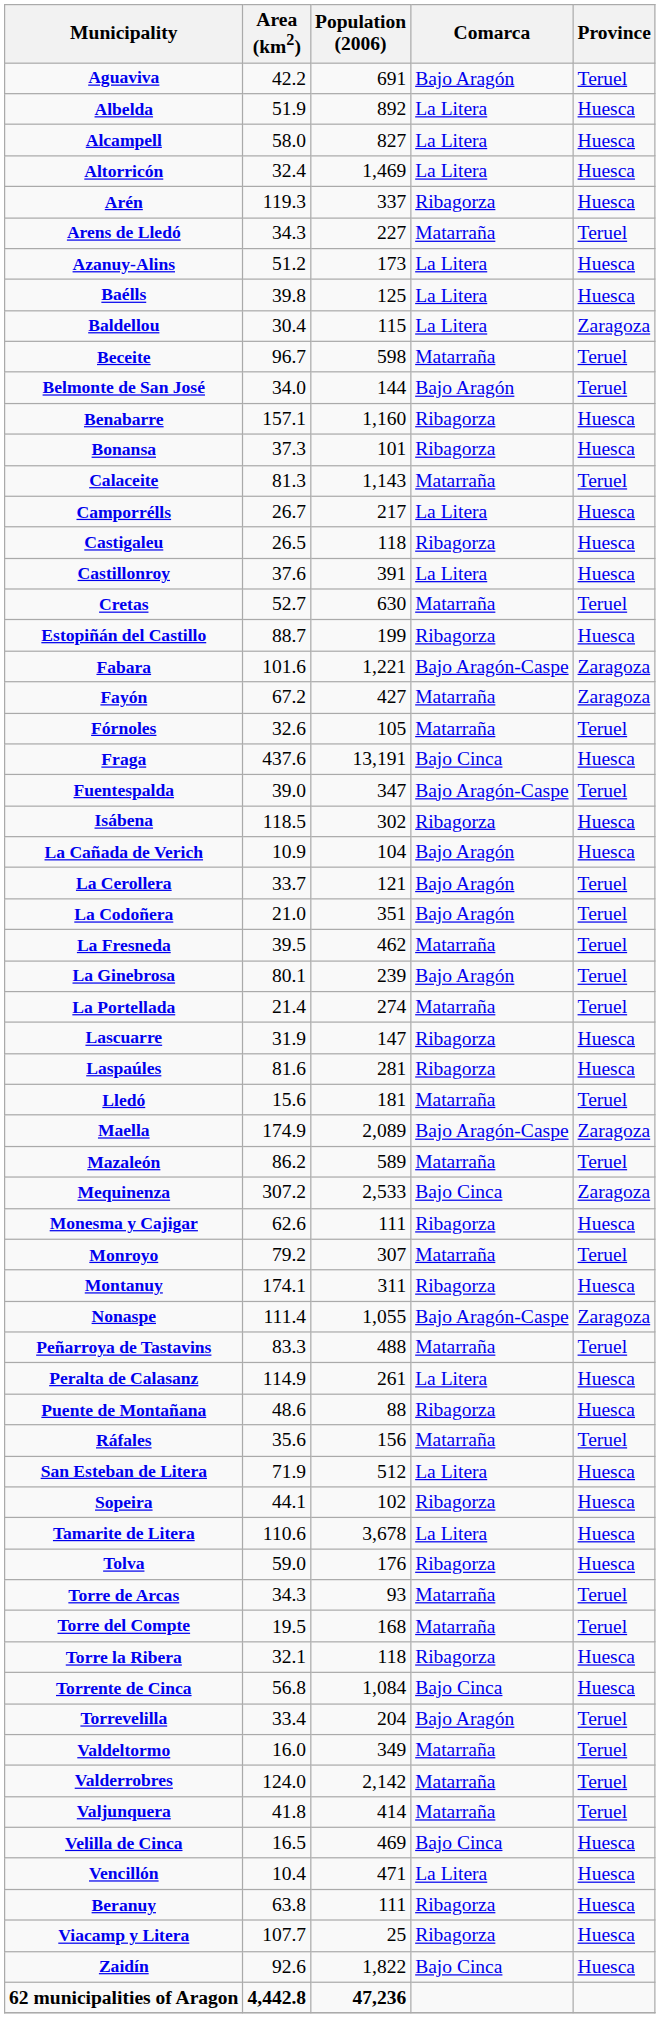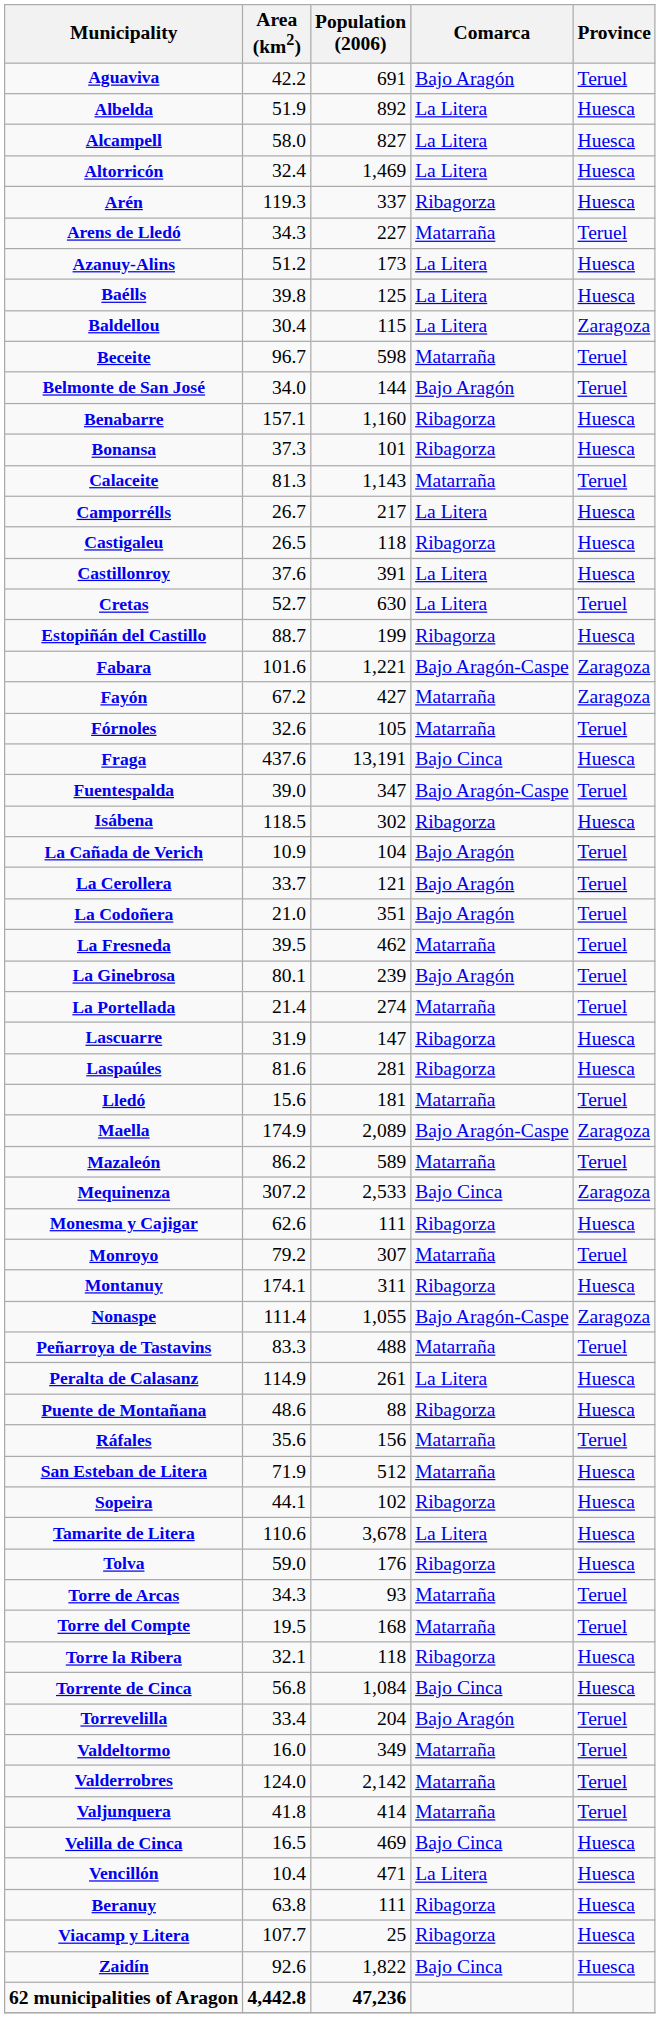(455, 604) Matarraña -> (451, 604) La Litera
(606, 852) Huesca -> (602, 852) Teruel
(451, 1471) La Litera -> (455, 1471) Matarraña
